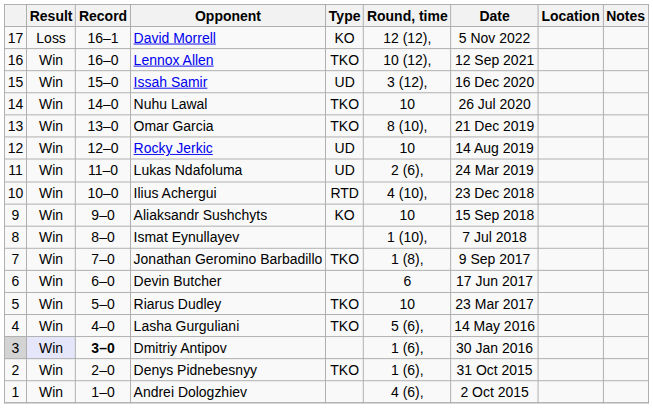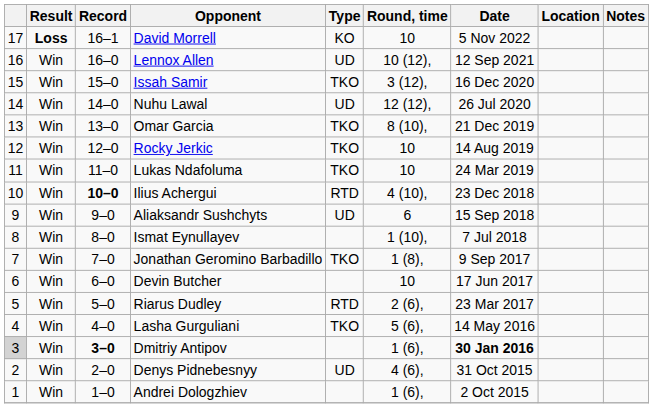(51, 38) normal -> (51, 38) bold
(407, 38) 12 (12), -> (407, 38) 10
(345, 60) TKO -> (345, 60) UD
(345, 82) UD -> (345, 82) TKO
(345, 104) TKO -> (345, 104) UD
(407, 104) 10 -> (407, 104) 12 (12),
(345, 149) UD -> (345, 149) TKO
(345, 171) UD -> (345, 171) TKO
(407, 171) 2 (6), -> (407, 171) 10
(103, 193) normal -> (103, 193) bold
(345, 215) KO -> (345, 215) UD
(407, 215) 10 -> (407, 215) 6
(407, 281) 6 -> (407, 281) 10
(345, 304) TKO -> (345, 304) RTD
(407, 304) 10 -> (407, 304) 2 (6),
(51, 348) lavender background -> (51, 348) no background
(495, 348) normal -> (495, 348) bold
(345, 370) TKO -> (345, 370) UD
(407, 370) 1 (6), -> (407, 370) 4 (6),
(407, 392) 4 (6), -> (407, 392) 1 (6),
